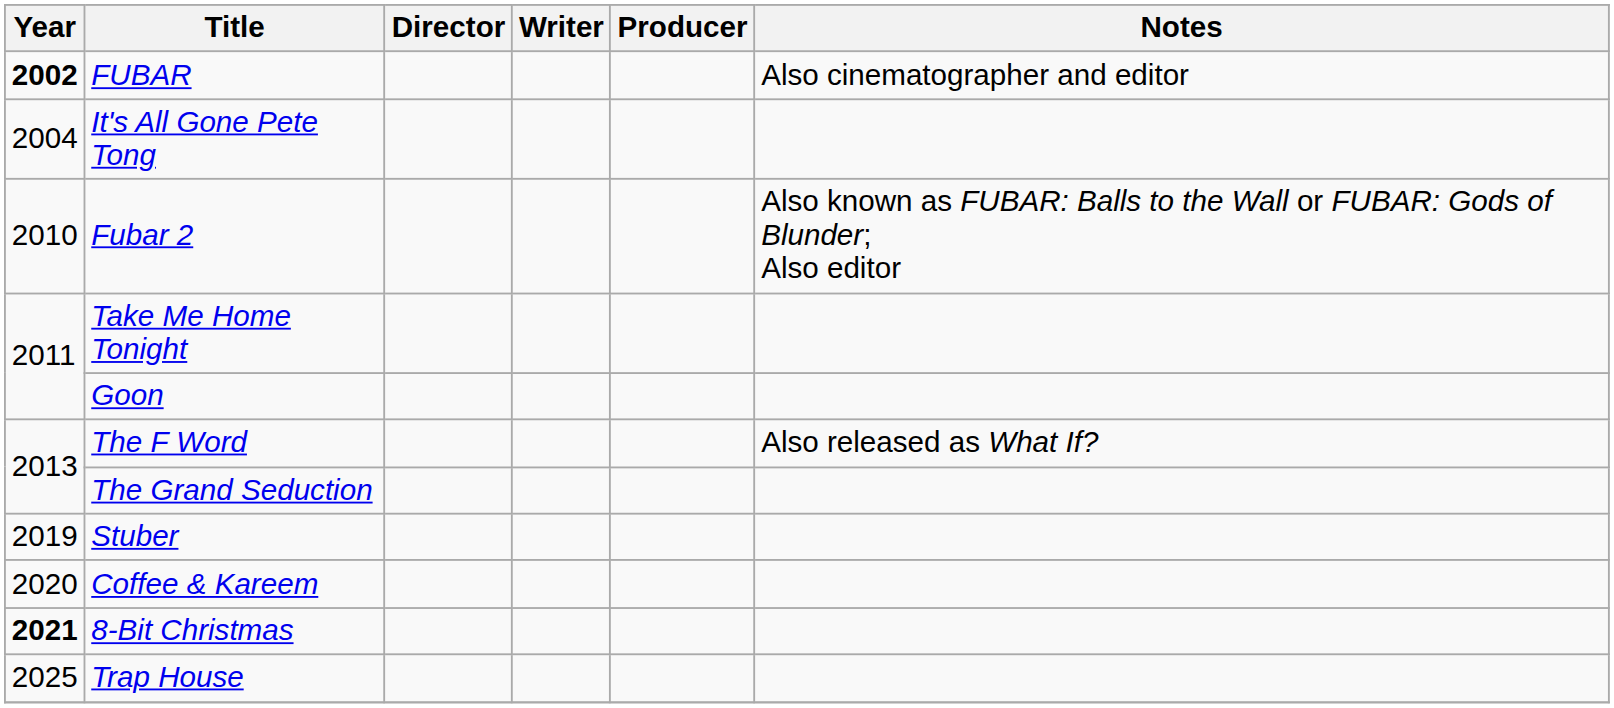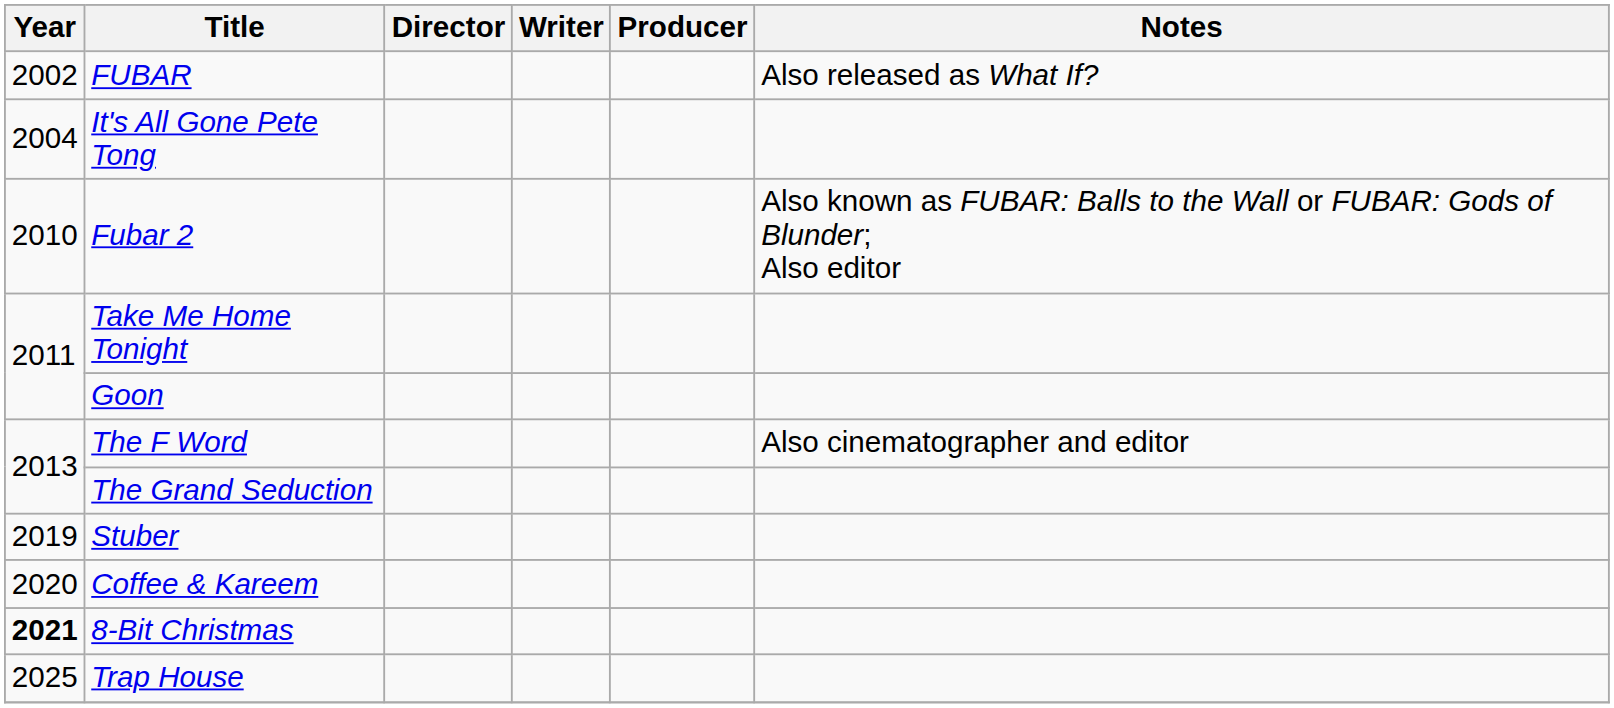(45, 74) bold -> (45, 74) normal
(975, 74) Also cinematographer and editor -> (930, 74) Also released as What If?
(930, 442) Also released as What If? -> (975, 442) Also cinematographer and editor
